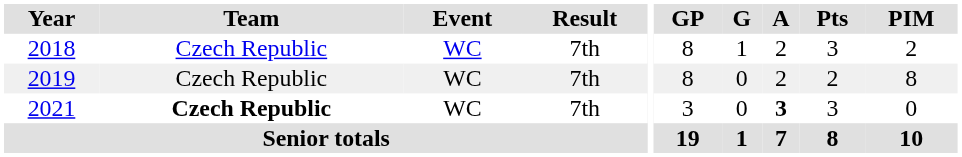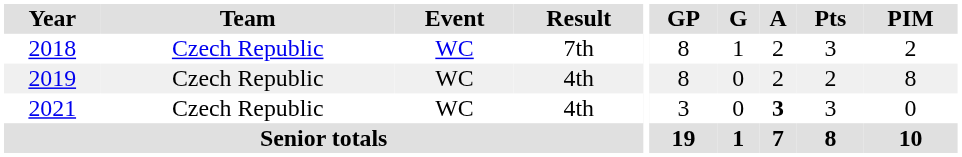(585, 78) 7th -> (579, 78) 4th
(251, 108) bold -> (248, 108) normal
(585, 108) 7th -> (579, 108) 4th
